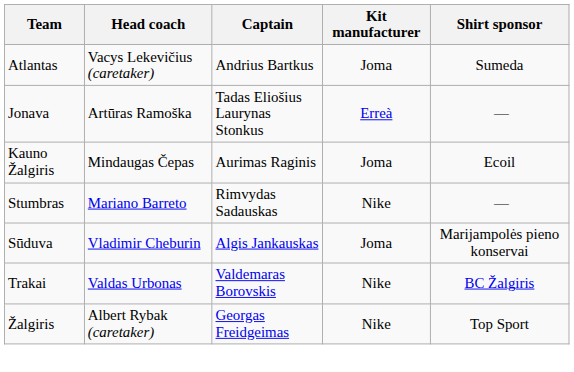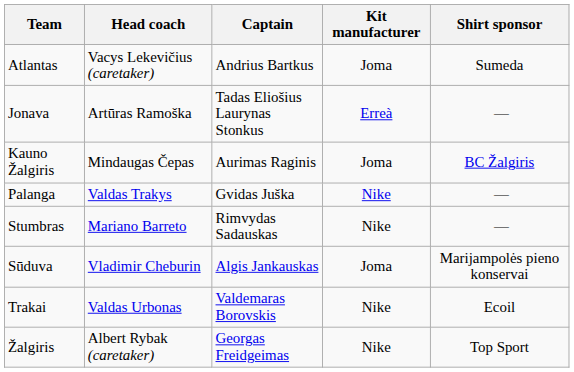(499, 162) Ecoil -> (499, 162) BC Žalgiris
+ row: (31, 194)
(499, 283) BC Žalgiris -> (499, 307) Ecoil
